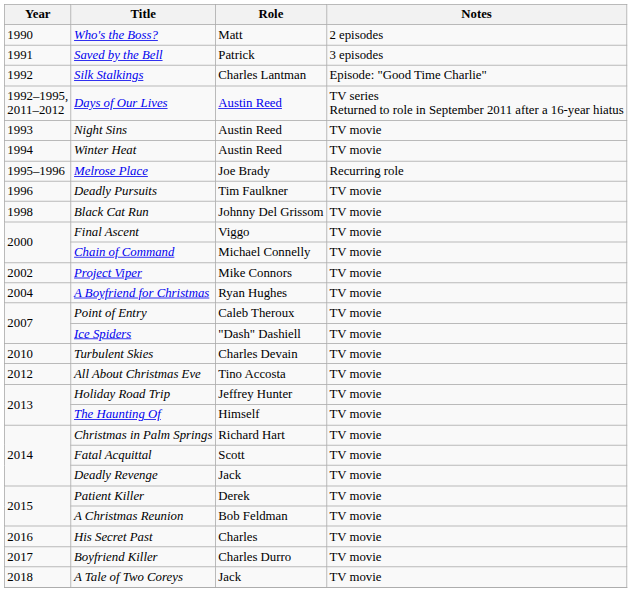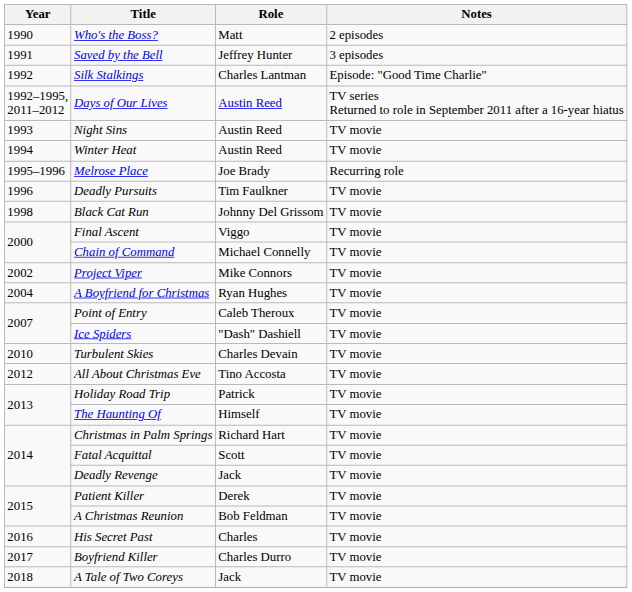(236, 55) Patrick -> (255, 55) Jeffrey Hunter
(255, 394) Jeffrey Hunter -> (236, 394) Patrick
